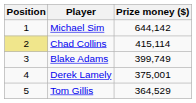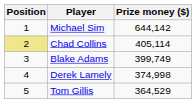(153, 43) 415,114 -> (153, 43) 405,114
(153, 75) 375,001 -> (153, 75) 374,998
